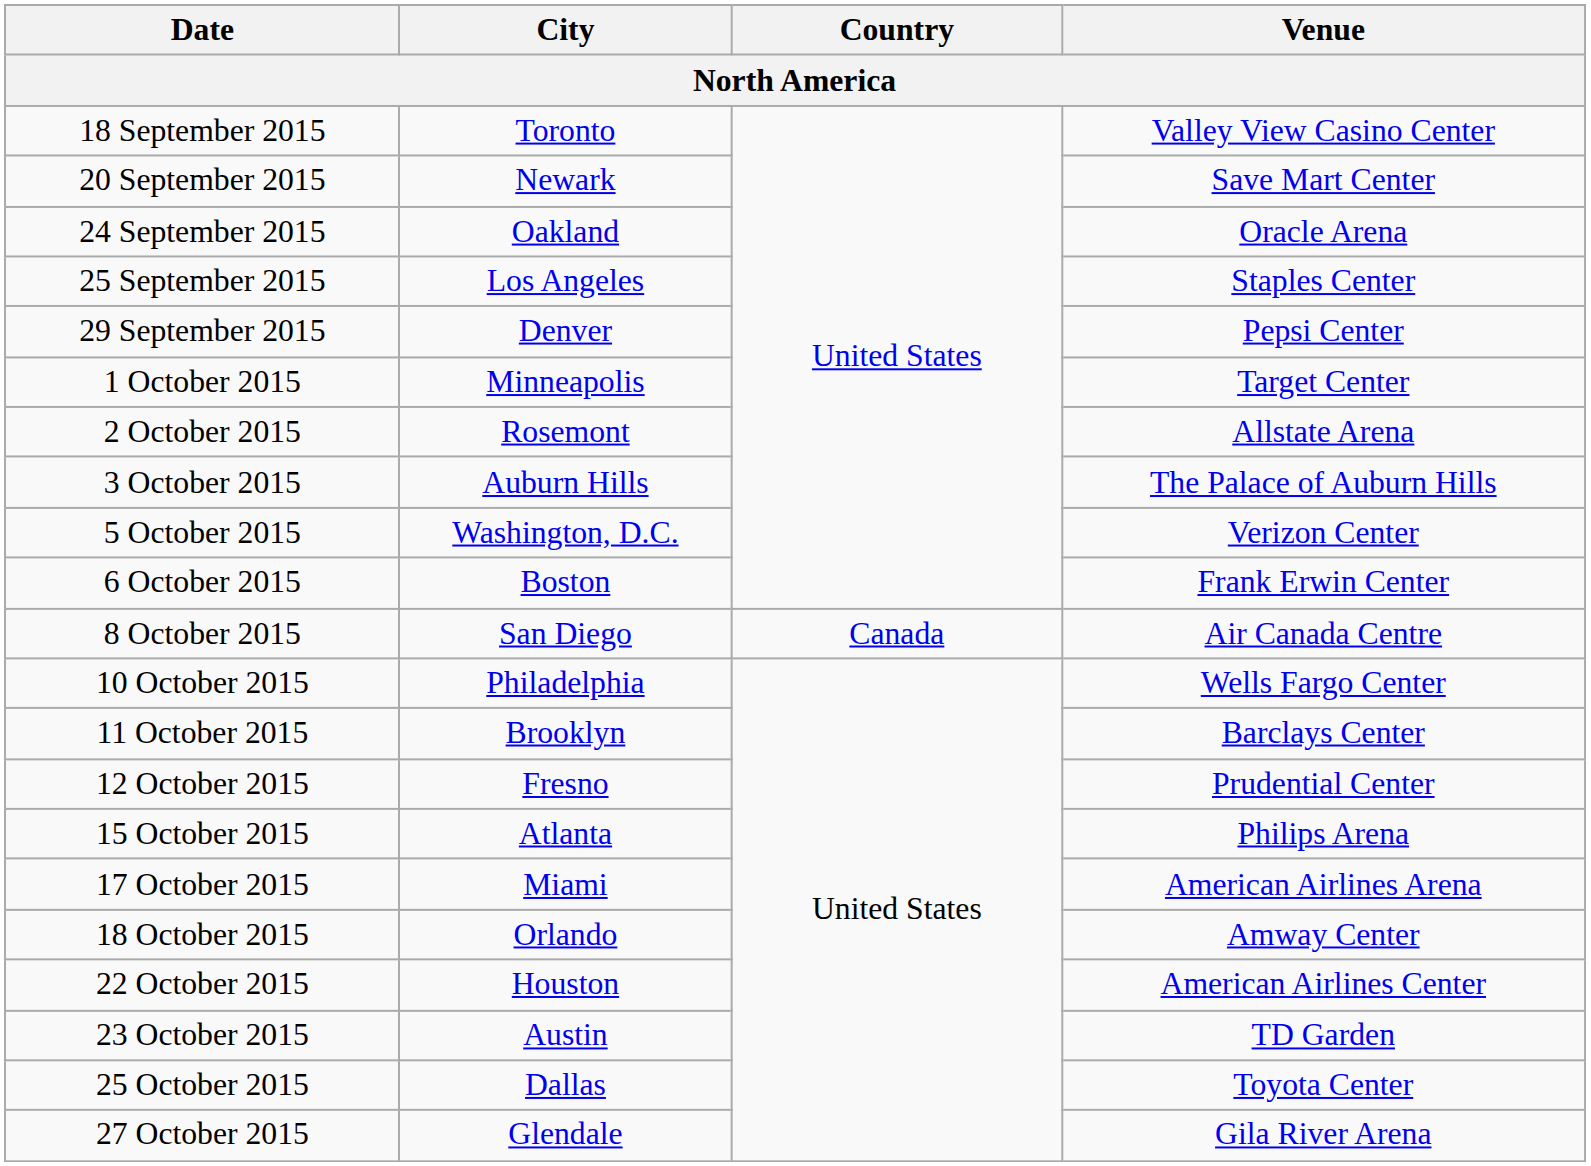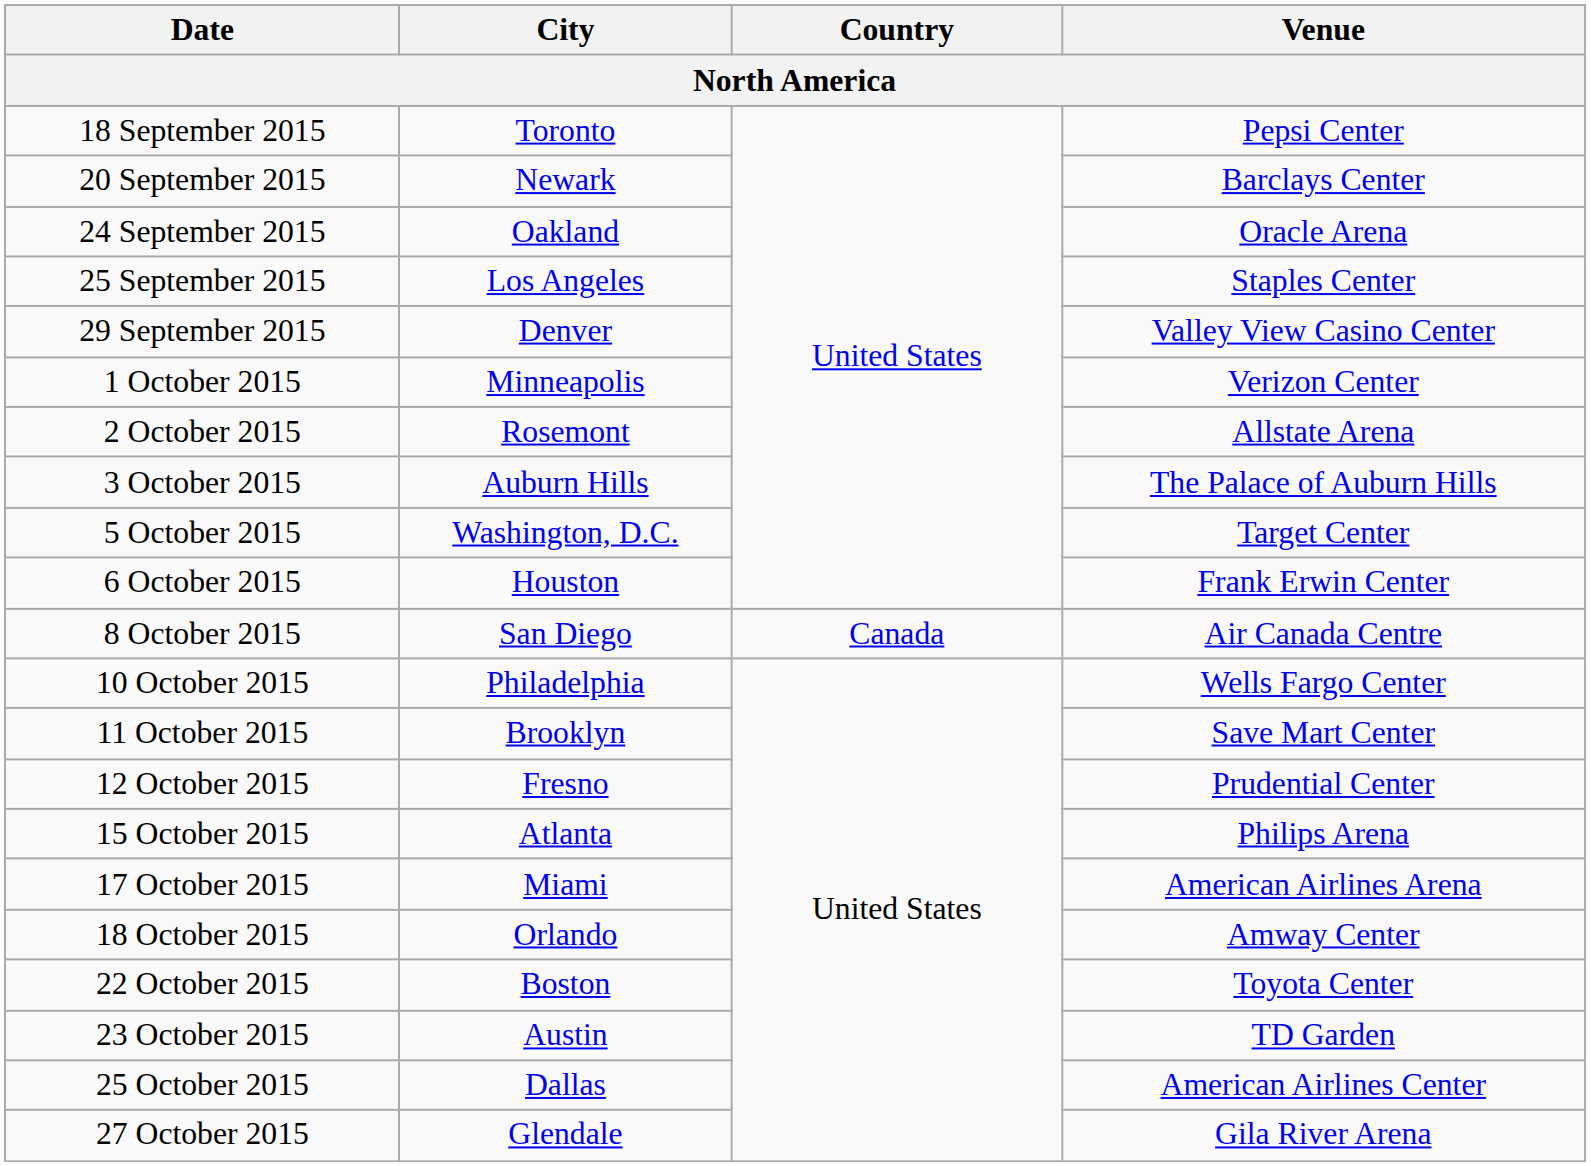(1323, 130) Valley View Casino Center -> (1323, 130) Pepsi Center
(1323, 180) Save Mart Center -> (1323, 180) Barclays Center
(1323, 331) Pepsi Center -> (1323, 331) Valley View Casino Center
(1323, 381) Target Center -> (1323, 381) Verizon Center
(1323, 532) Verizon Center -> (1323, 532) Target Center
(565, 582) Boston -> (565, 582) Houston
(1323, 733) Barclays Center -> (1323, 733) Save Mart Center
(565, 984) Houston -> (565, 984) Boston
(1323, 984) American Airlines Center -> (1323, 984) Toyota Center
(1323, 1084) Toyota Center -> (1323, 1084) American Airlines Center
